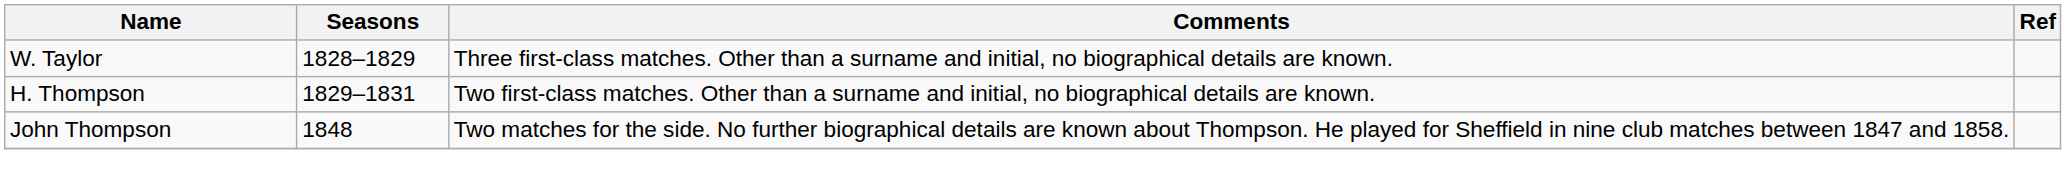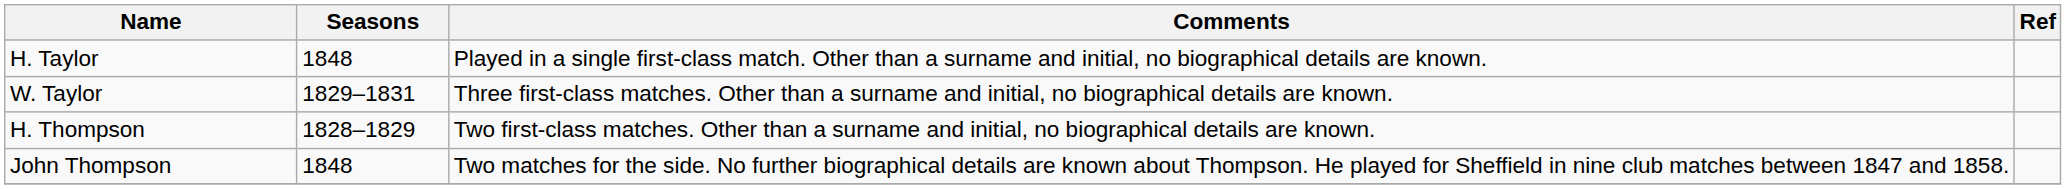+ row: (54, 58)
(359, 58) 1828–1829 -> (359, 93) 1829–1831
(359, 93) 1829–1831 -> (359, 129) 1828–1829
